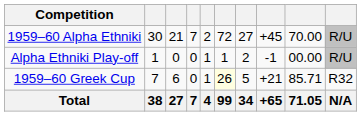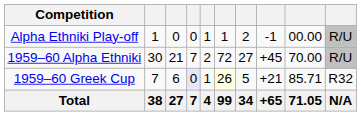rows swapped: (74, 36) <-> (74, 57)
(194, 79) no background -> (194, 79) lavender background
